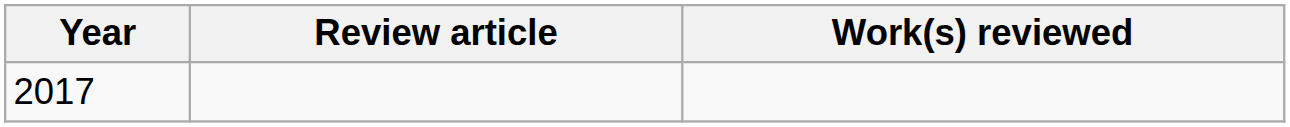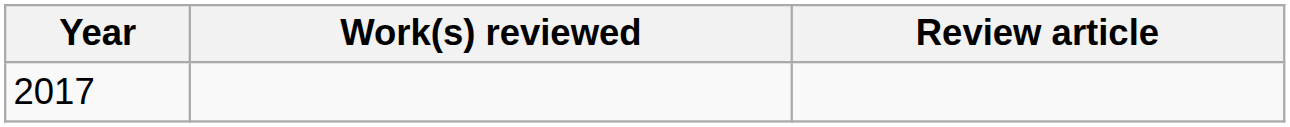columns swapped: (436, 33) <-> (983, 33)
